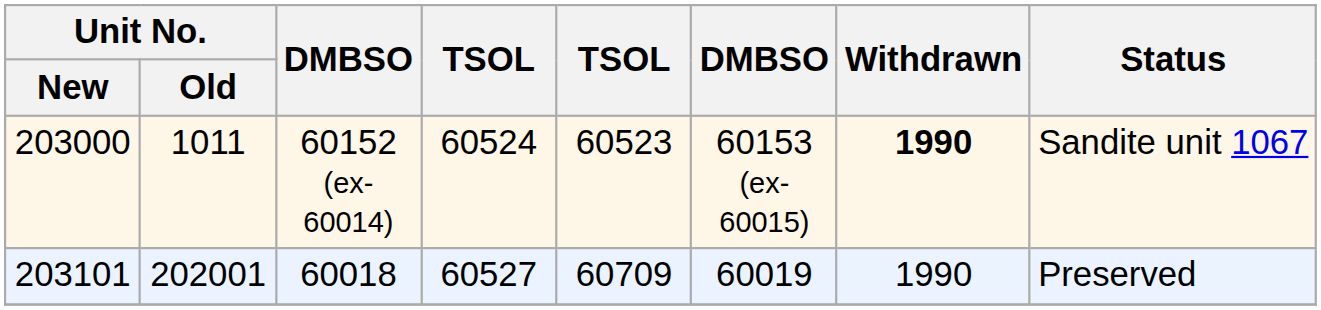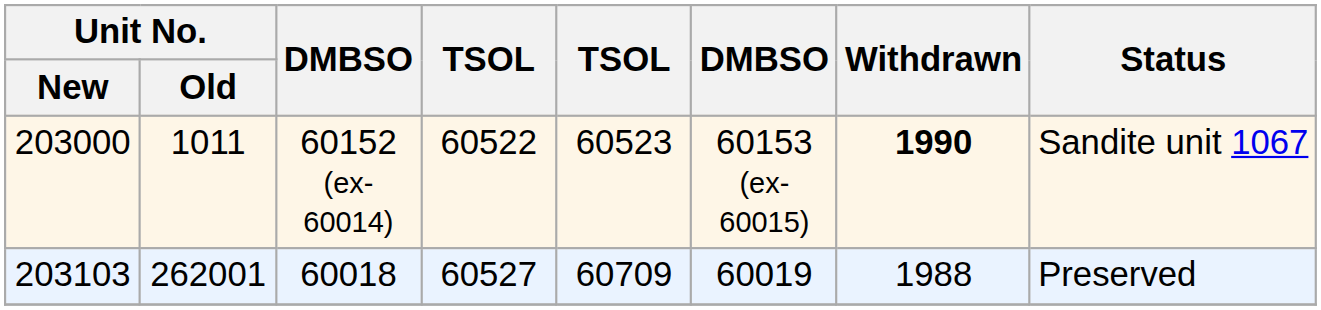(489, 142) 60524 -> (489, 142) 60522
(73, 275) 203101 -> (73, 275) 203103
(208, 275) 202001 -> (208, 275) 262001
(934, 275) 1990 -> (934, 275) 1988
